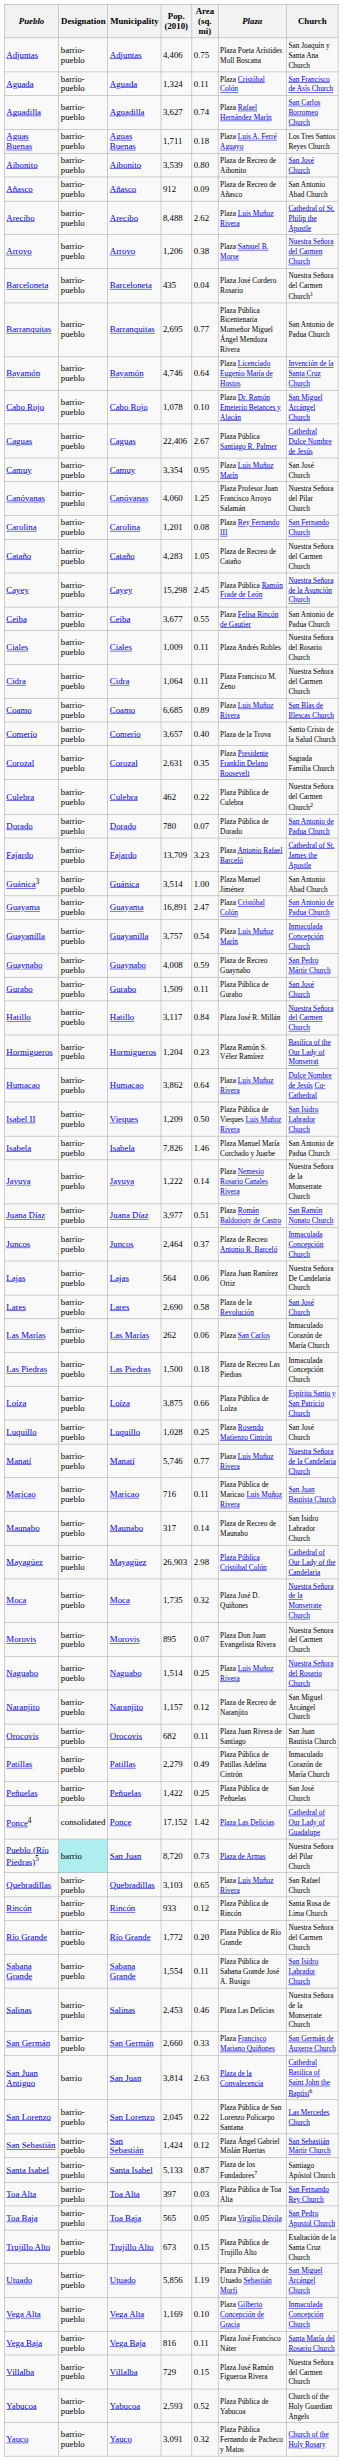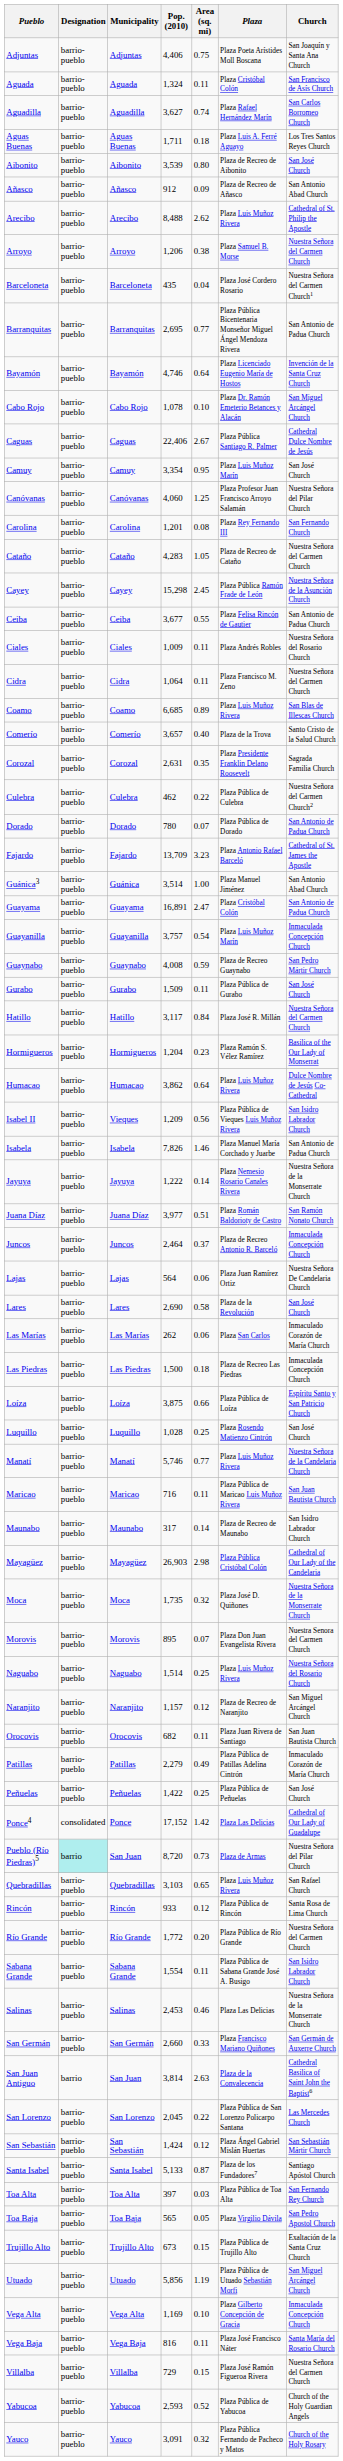(201, 1119) 0.50 -> (201, 1119) 0.56
